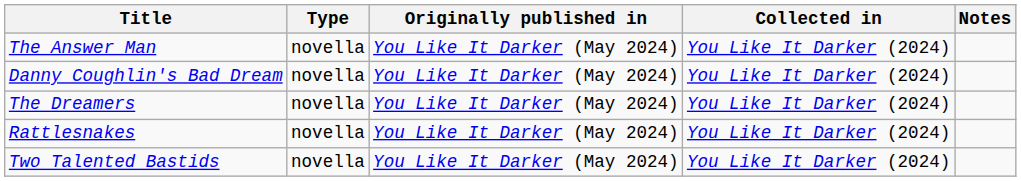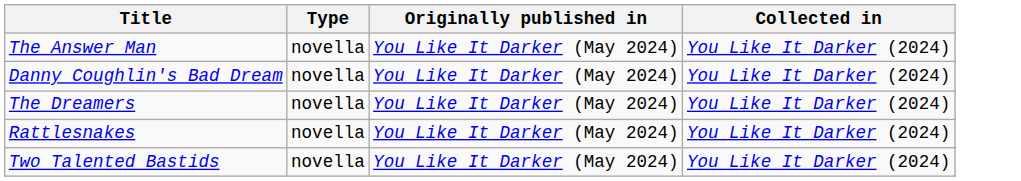- column: (985, 19)
